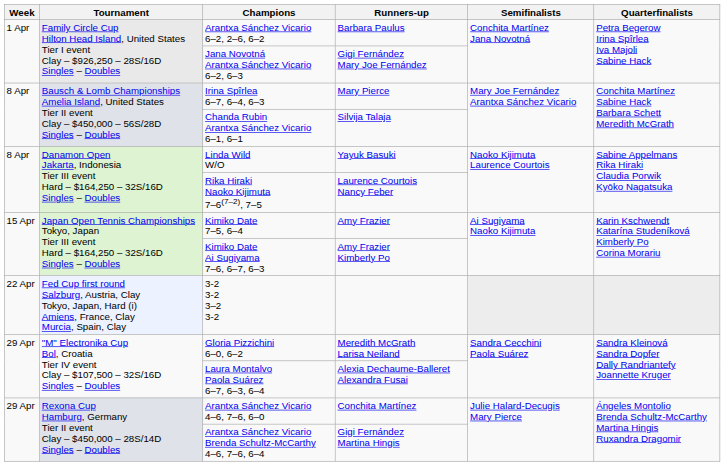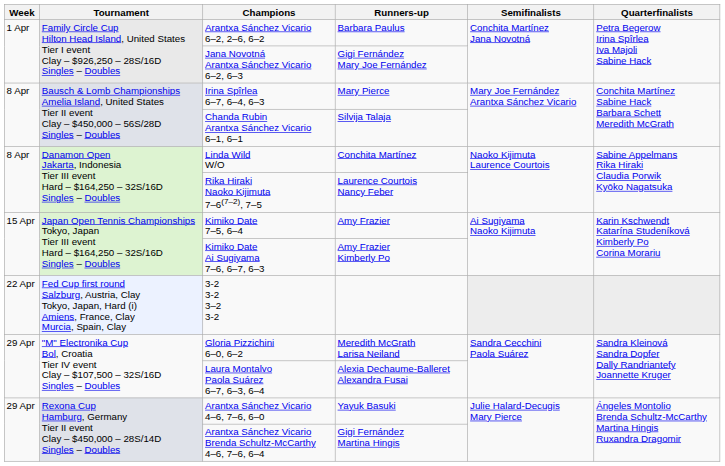(367, 154) Yayuk Basuki -> (377, 154) Conchita Martínez
(377, 406) Conchita Martínez -> (367, 406) Yayuk Basuki
